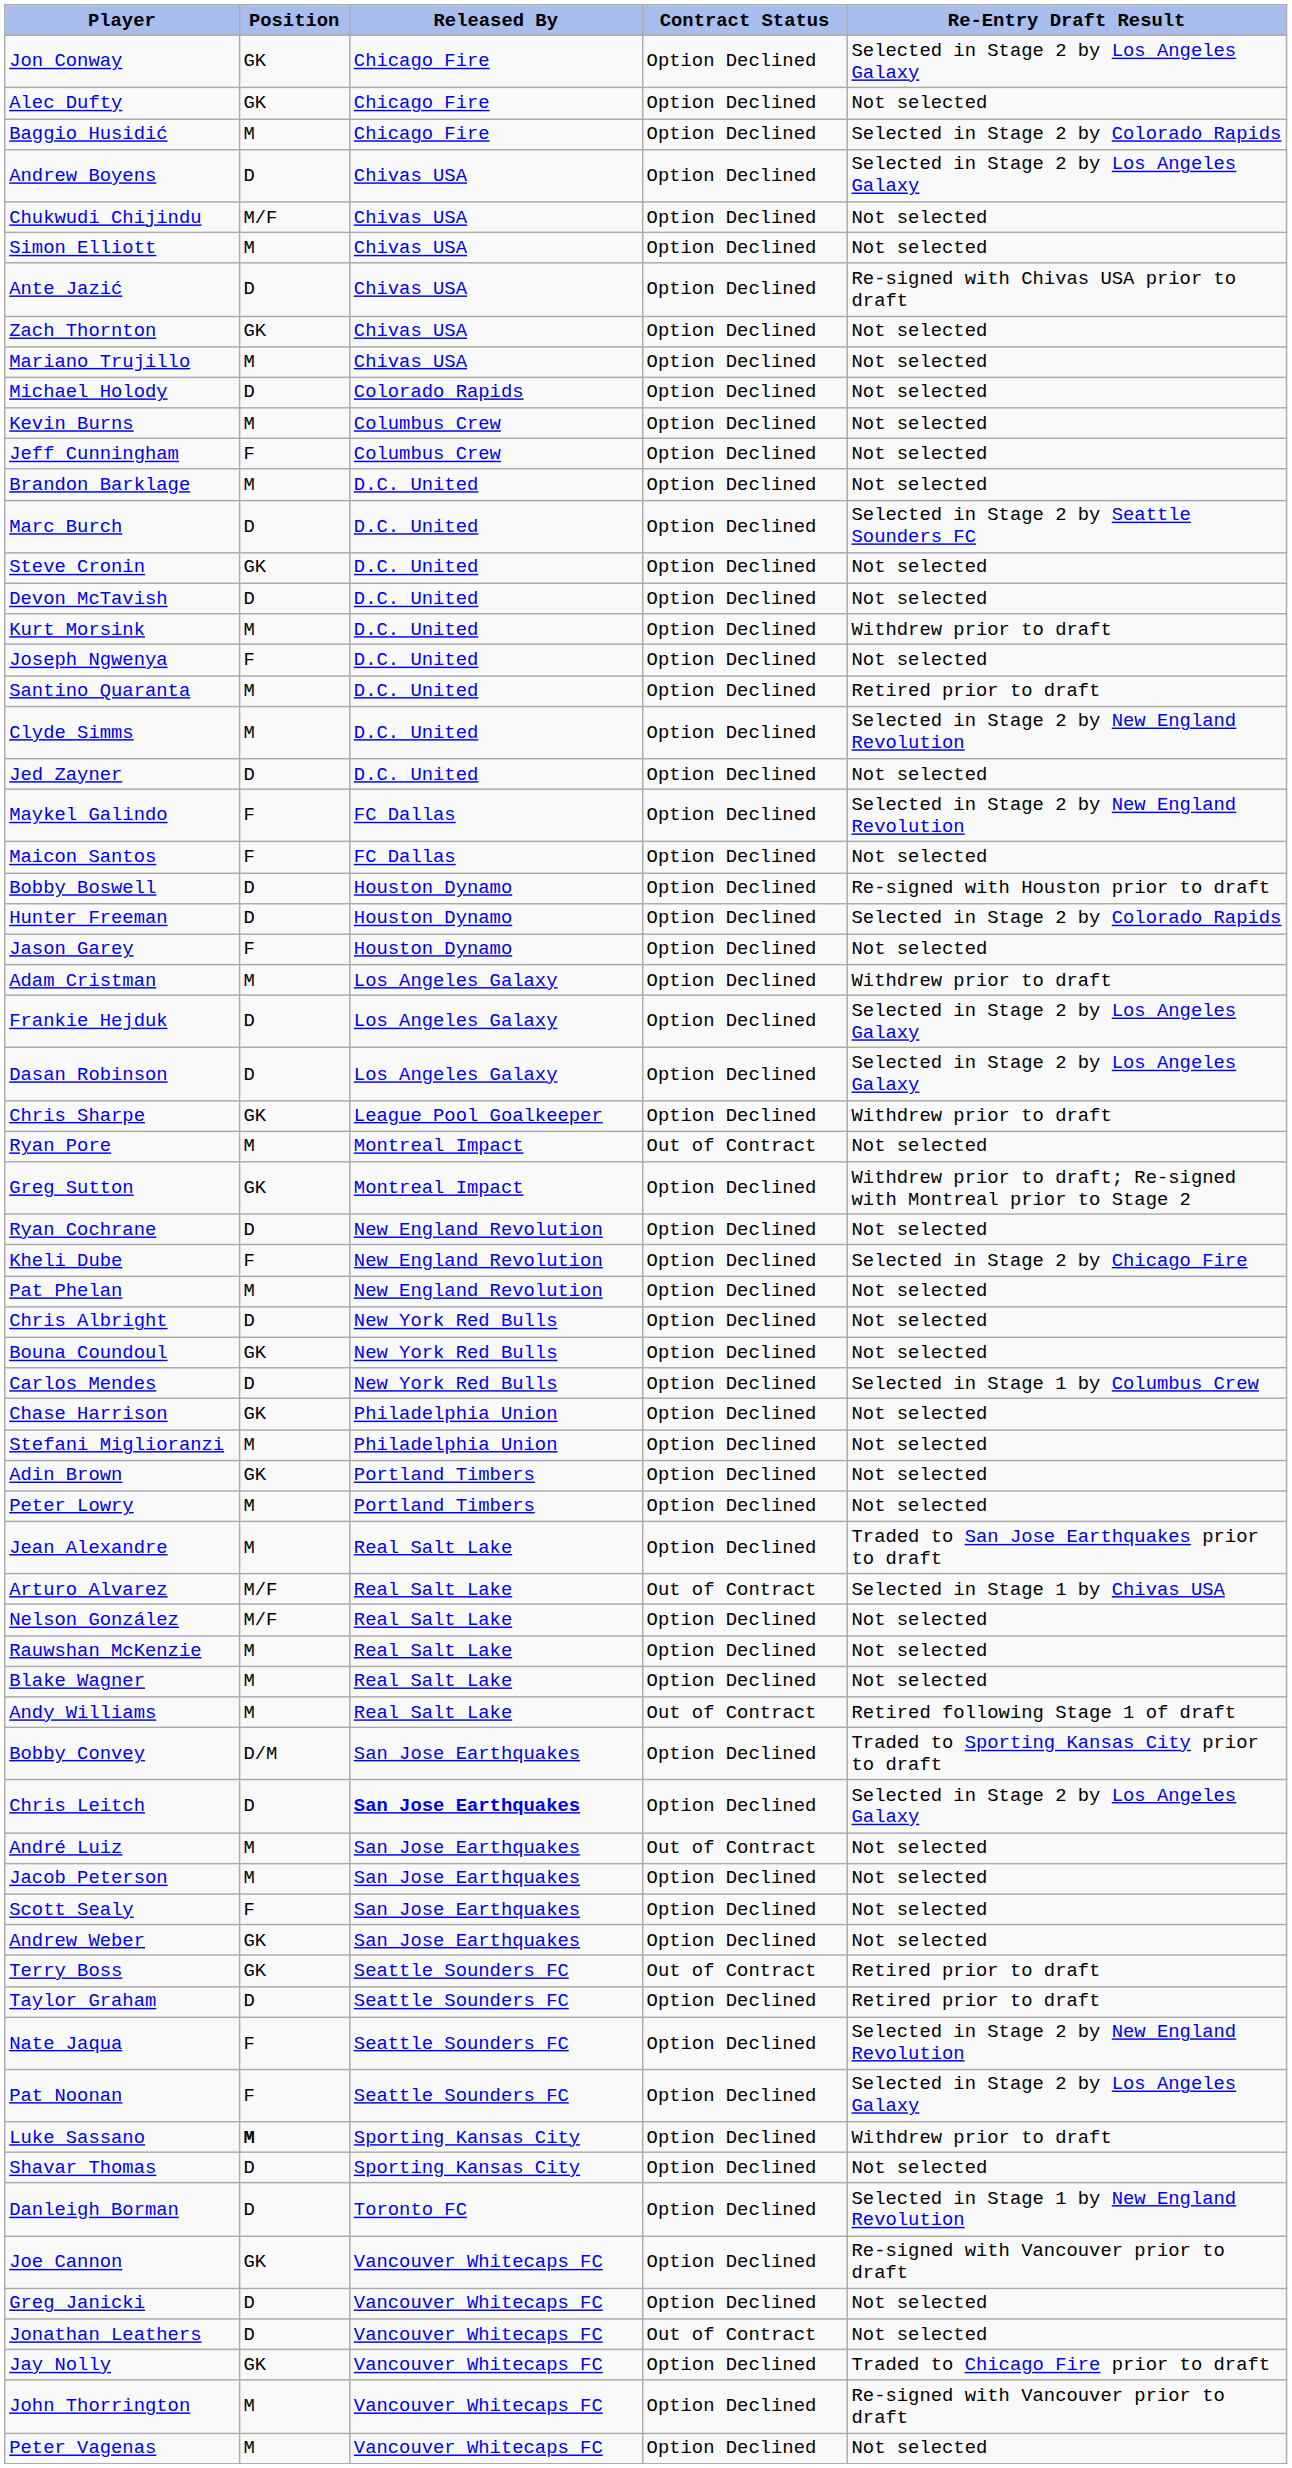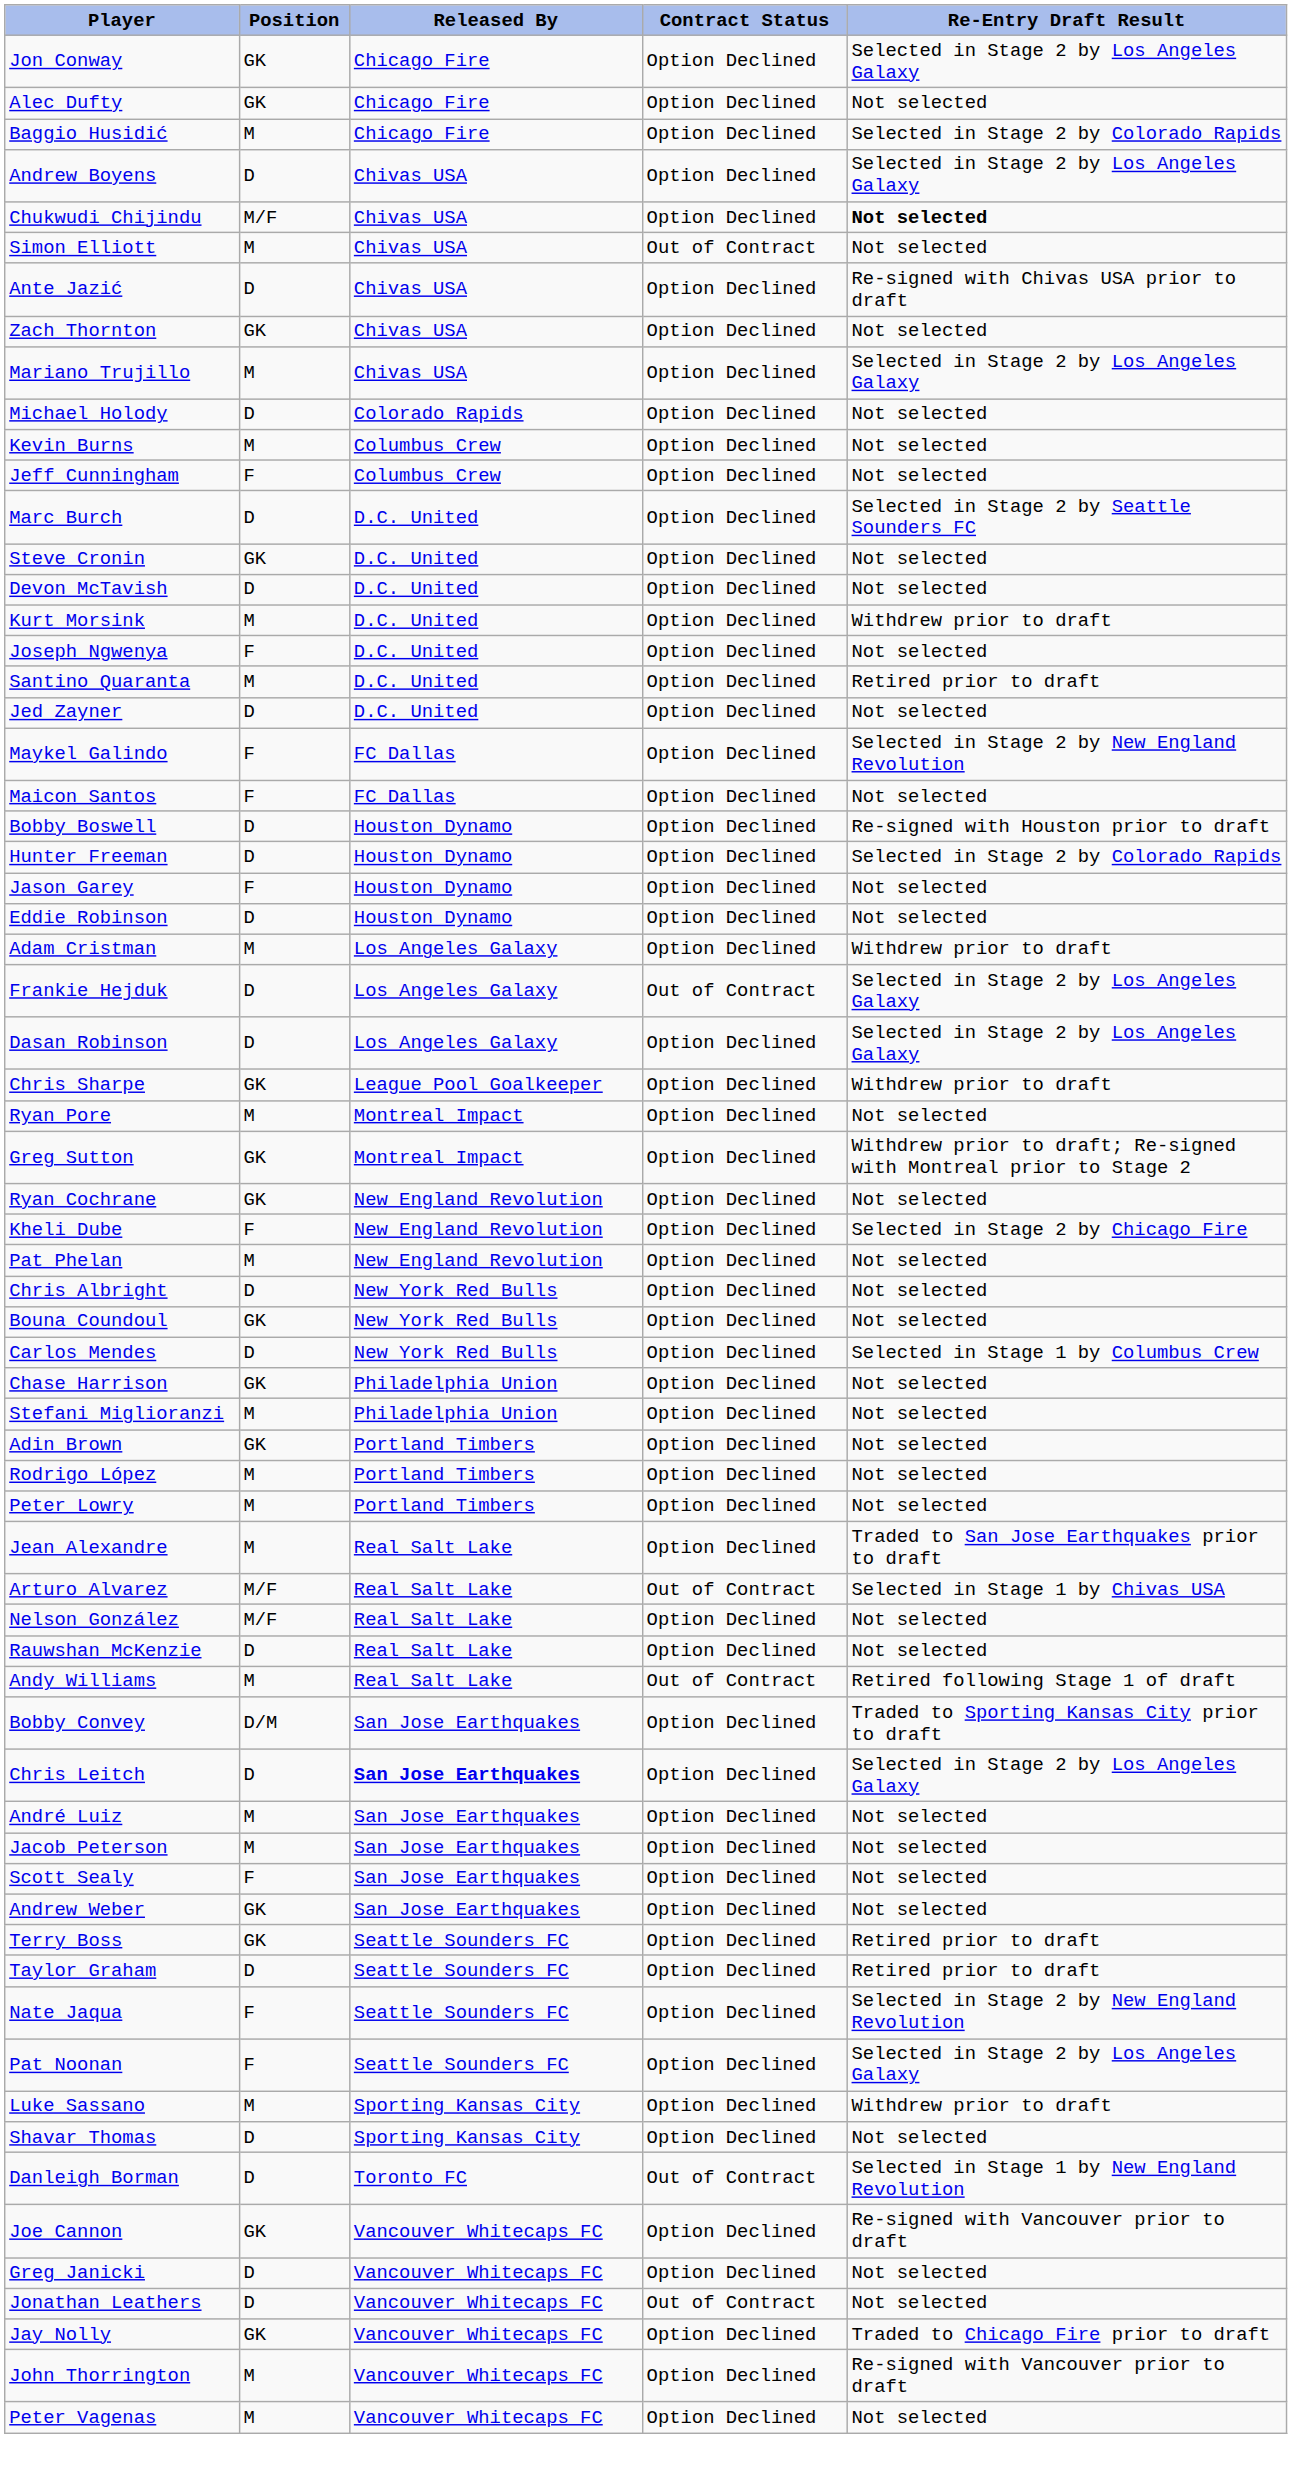(919, 217) normal -> (919, 217) bold
(731, 248) Option Declined -> (731, 248) Out of Contract
(919, 362) Not selected -> (1044, 373) Selected in Stage 2 by Los Angeles Galaxy
- row: (100, 485)
- row: (71, 732)
+ row: (88, 919)
(731, 1022) Option Declined -> (731, 991) Out of Contract
(731, 1146) Out of Contract -> (731, 1116) Option Declined
(249, 1230) D -> (255, 1199) GK
+ row: (83, 1475)
(249, 1651) M -> (249, 1651) D
- row: (77, 1682)
(731, 1848) Out of Contract -> (731, 1817) Option Declined
(731, 1971) Out of Contract -> (731, 1940) Option Declined
(249, 2137) bold -> (249, 2106) normal
(731, 2209) Option Declined -> (731, 2179) Out of Contract
